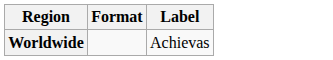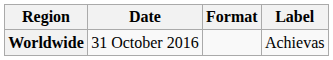+ column: (145, 17)
